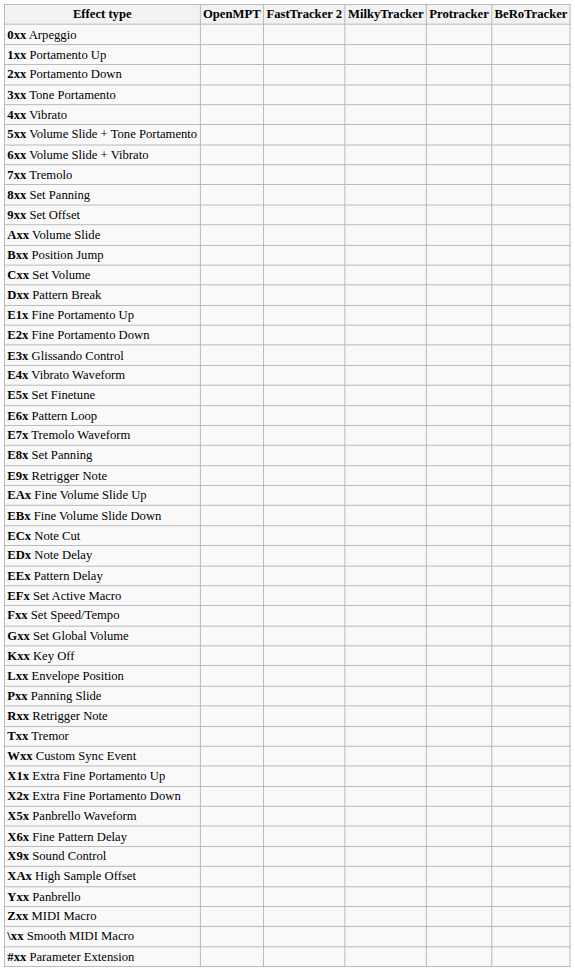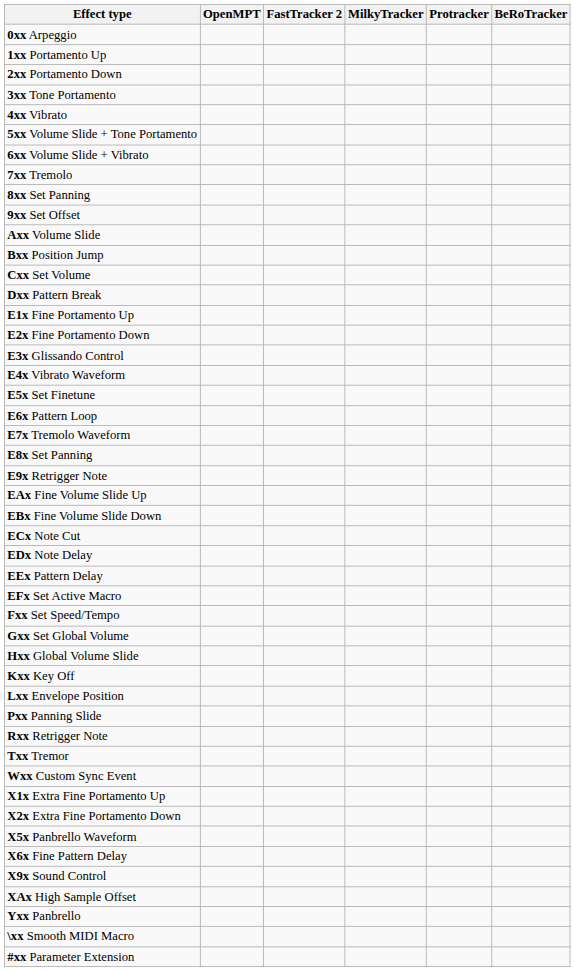+ row: (73, 656)
- row: (52, 916)
